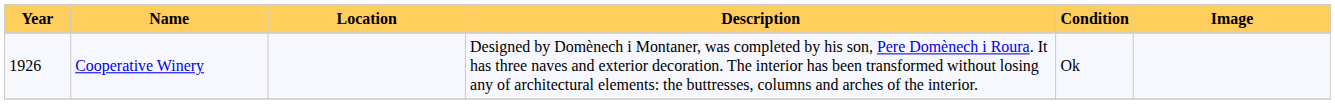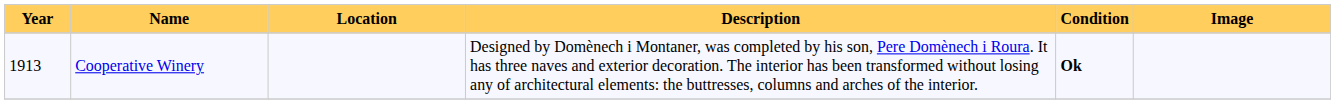(25, 65) 1926 -> (25, 65) 1913
(1070, 65) normal -> (1071, 65) bold
